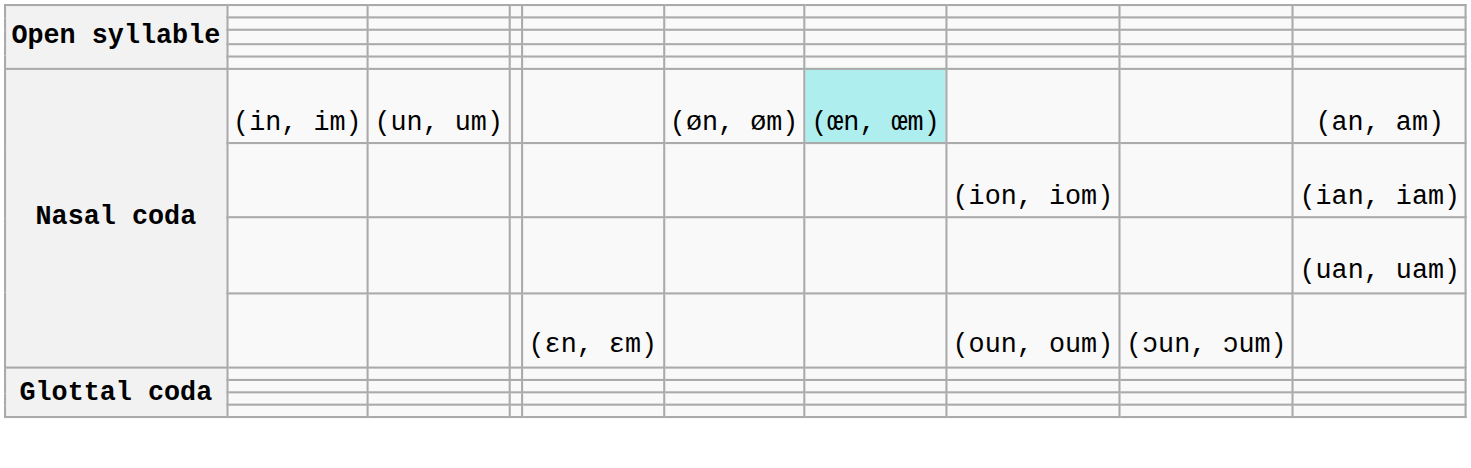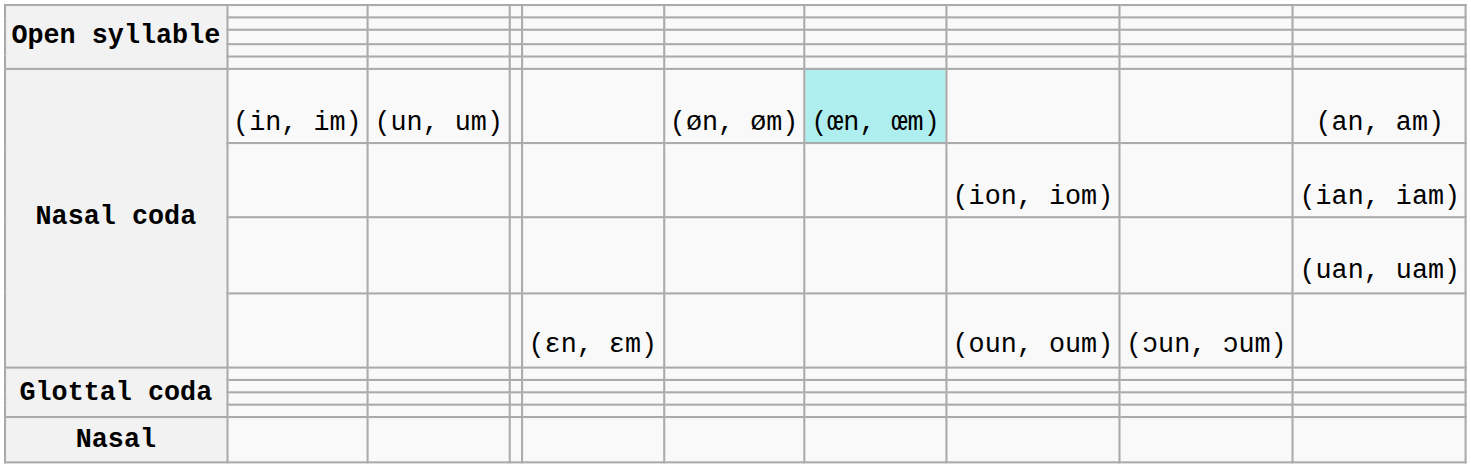+ row: (116, 440)
